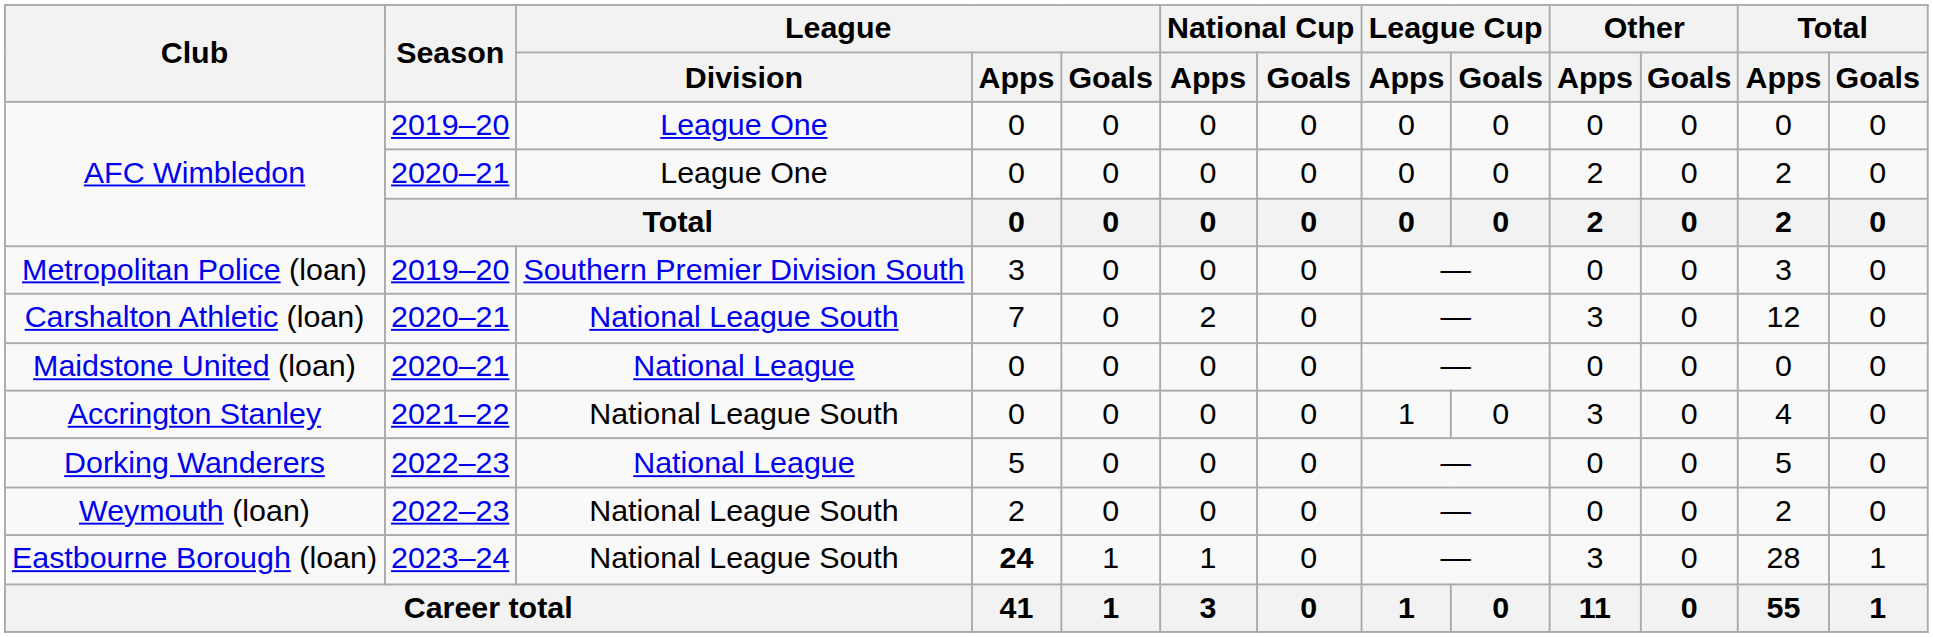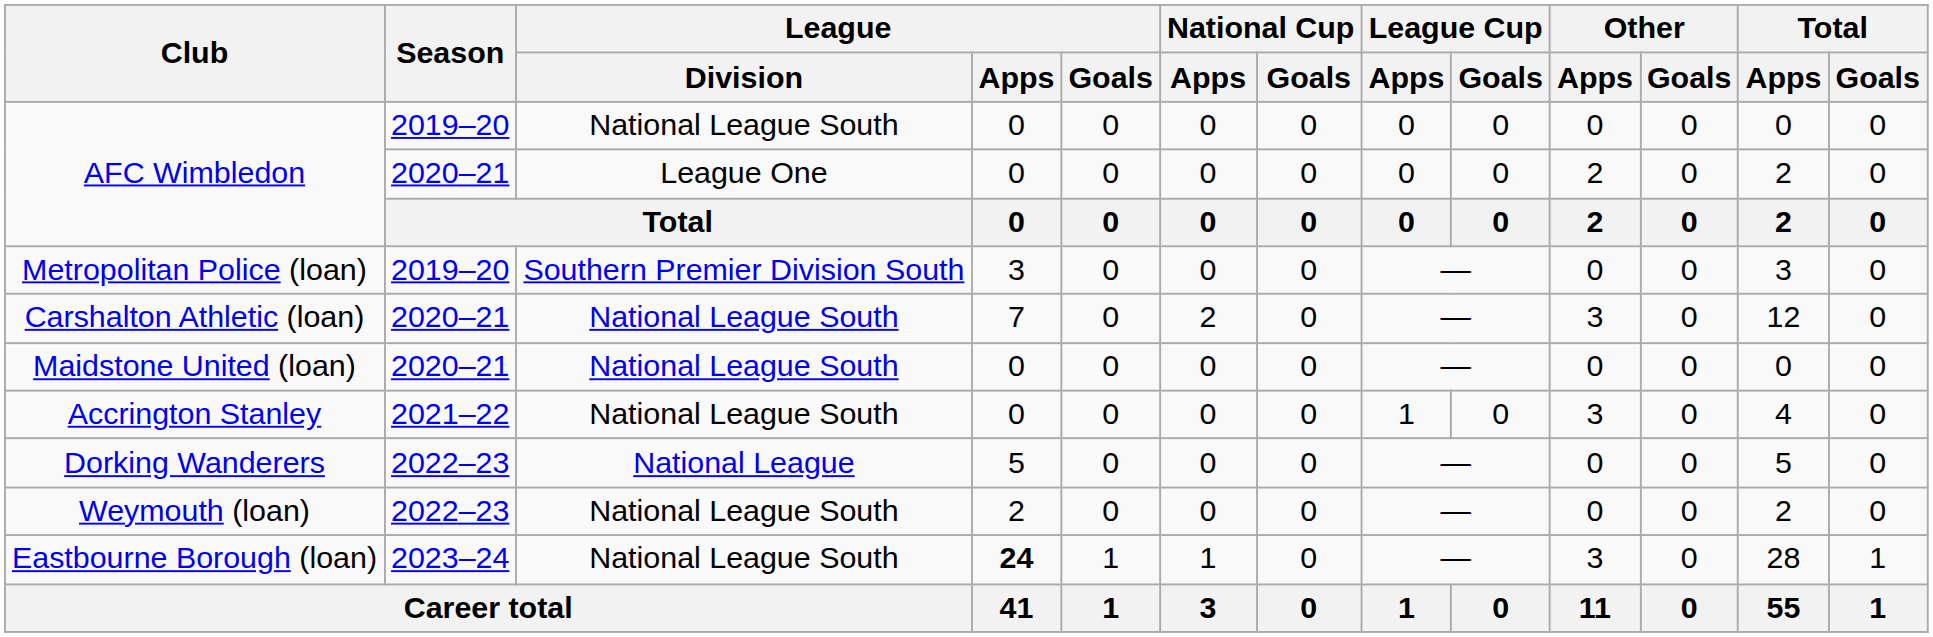(744, 125) League One -> (744, 125) National League South
(744, 366) National League -> (744, 366) National League South
